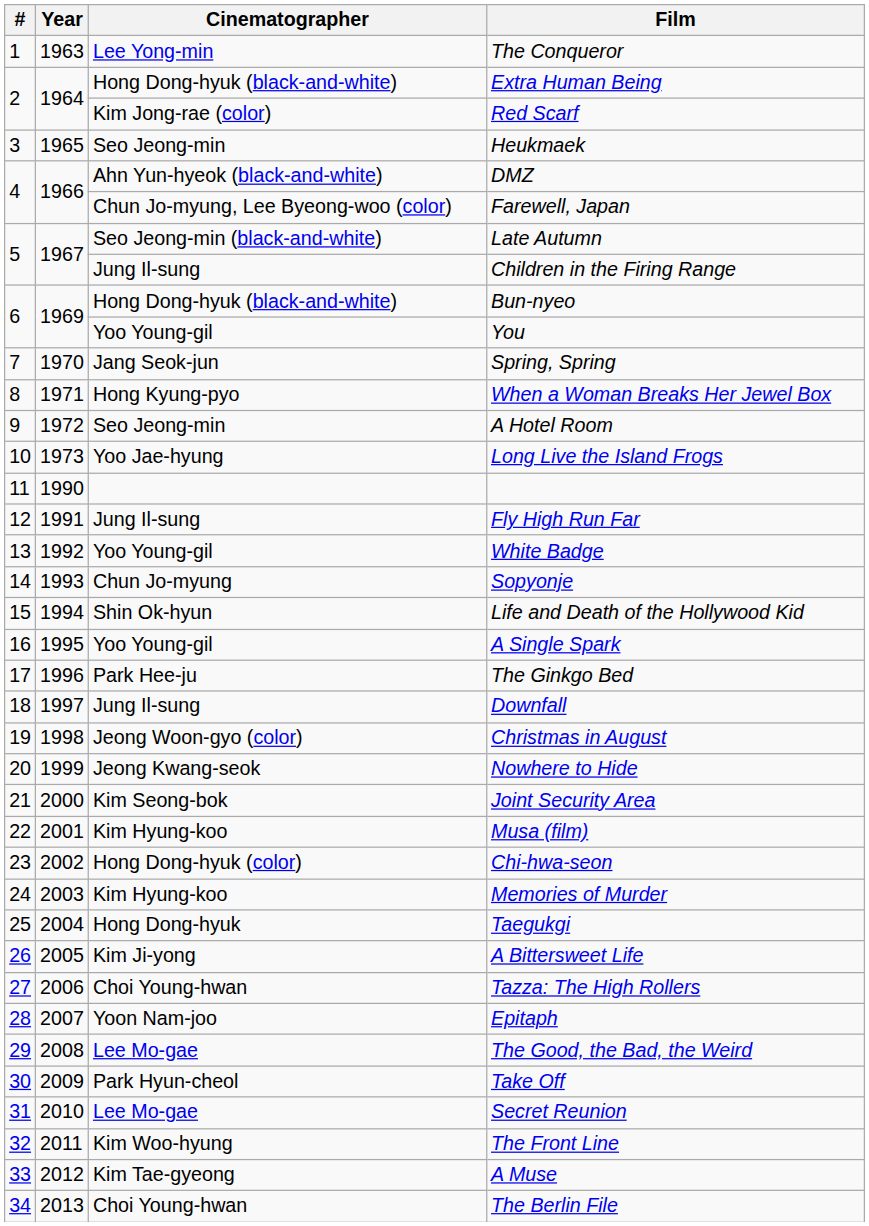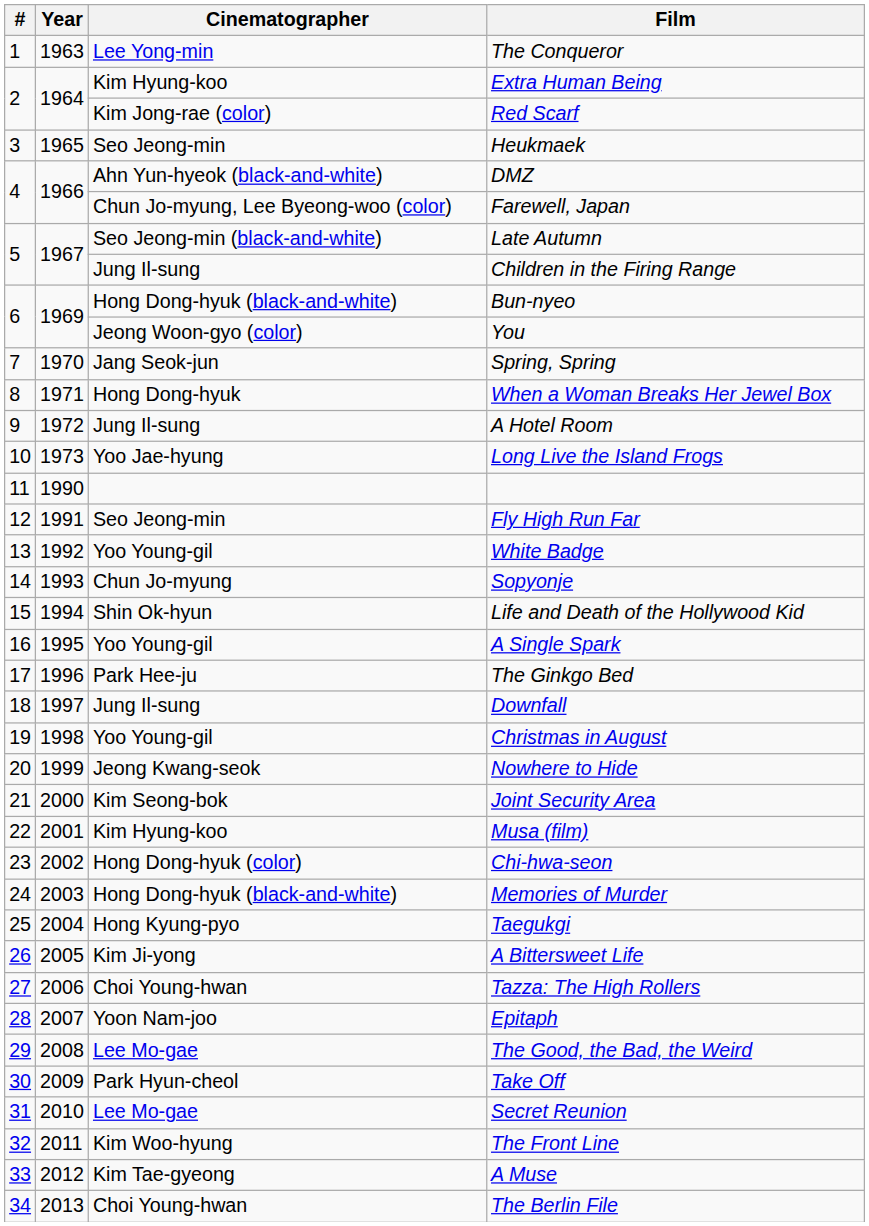(245, 82) Hong Dong-hyuk (black-and-white) -> (160, 82) Kim Hyung-koo
(153, 332) Yoo Young-gil -> (198, 332) Jeong Woon-gyo (color)
(166, 394) Hong Kyung-pyo -> (167, 394) Hong Dong-hyuk
(159, 425) Seo Jeong-min -> (147, 425) Jung Il-sung
(147, 519) Jung Il-sung -> (159, 519) Seo Jeong-min
(198, 737) Jeong Woon-gyo (color) -> (153, 737) Yoo Young-gil
(160, 894) Kim Hyung-koo -> (245, 894) Hong Dong-hyuk (black-and-white)
(167, 925) Hong Dong-hyuk -> (166, 925) Hong Kyung-pyo
